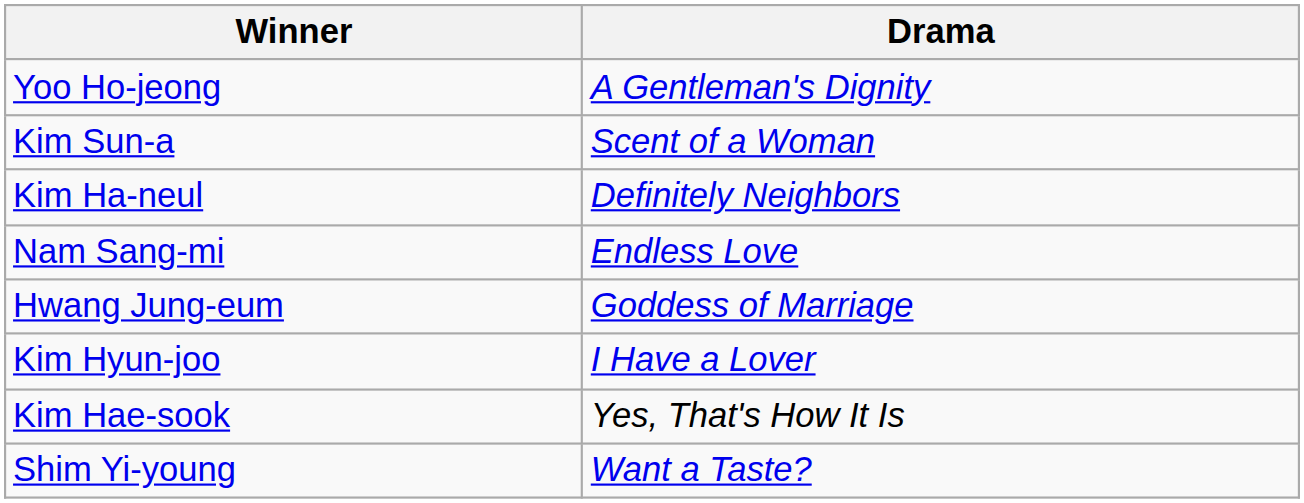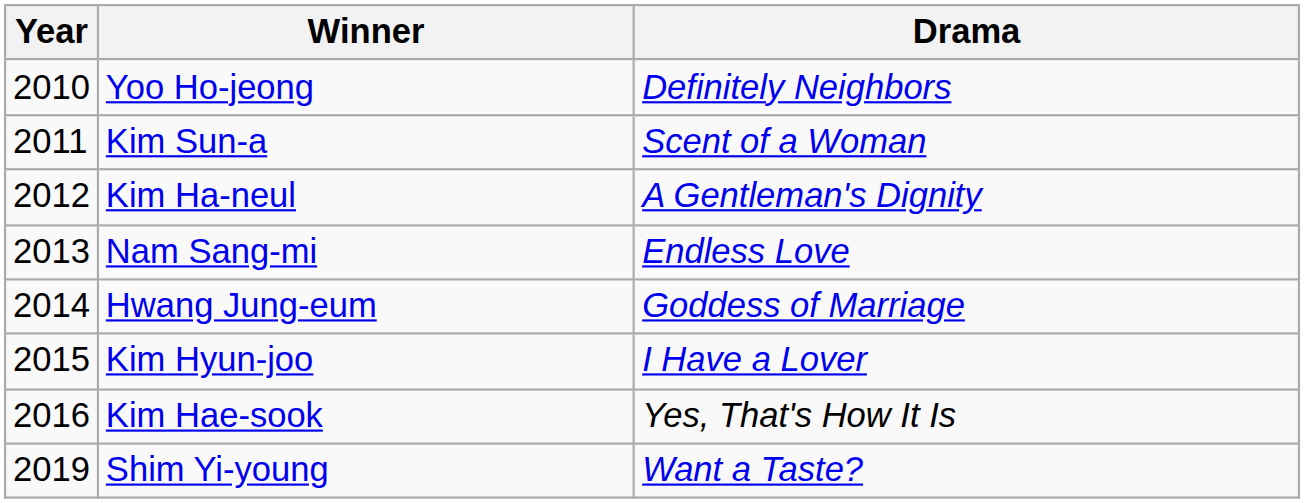+ column: (51, 31)
(761, 86) A Gentleman's Dignity -> (797, 86) Definitely Neighbors
(745, 196) Definitely Neighbors -> (812, 196) A Gentleman's Dignity
